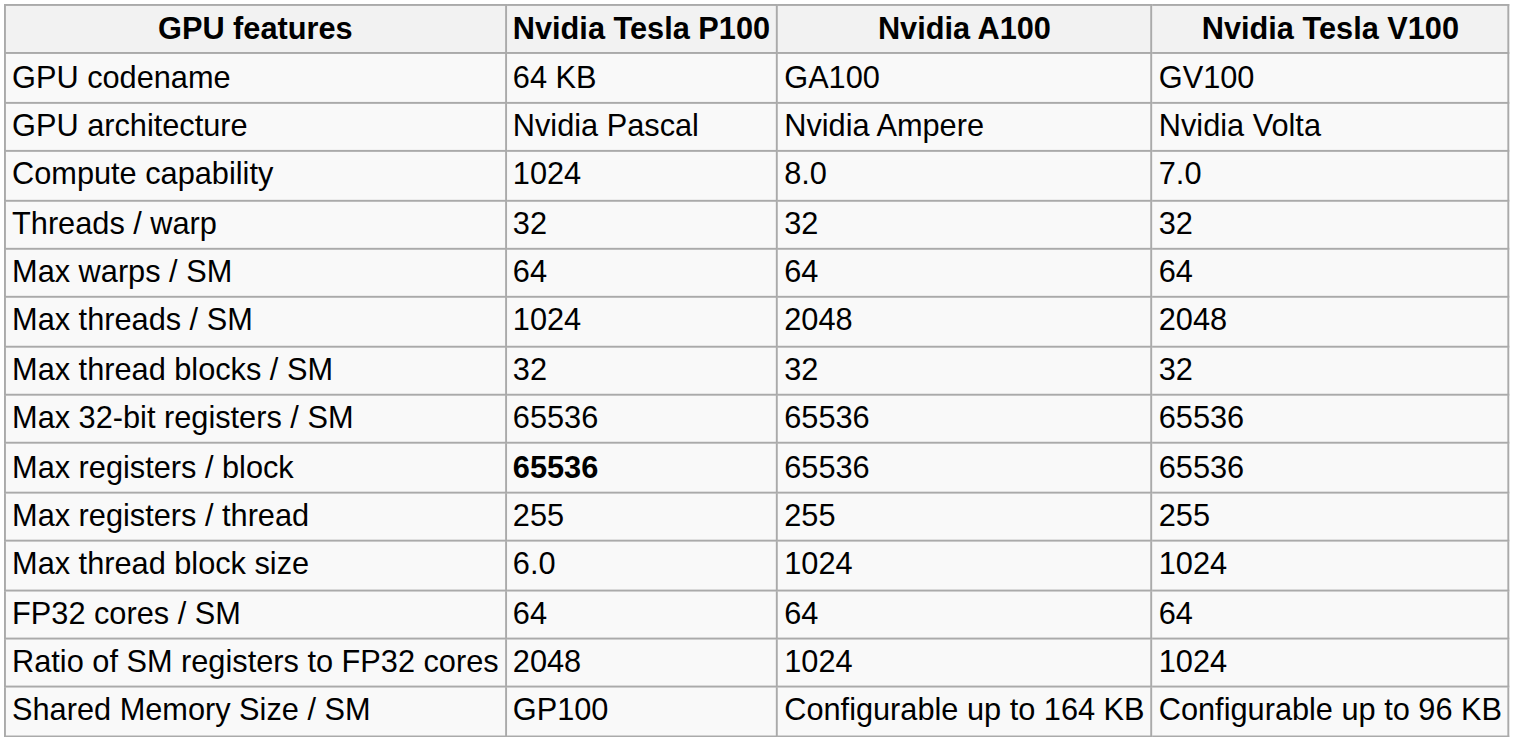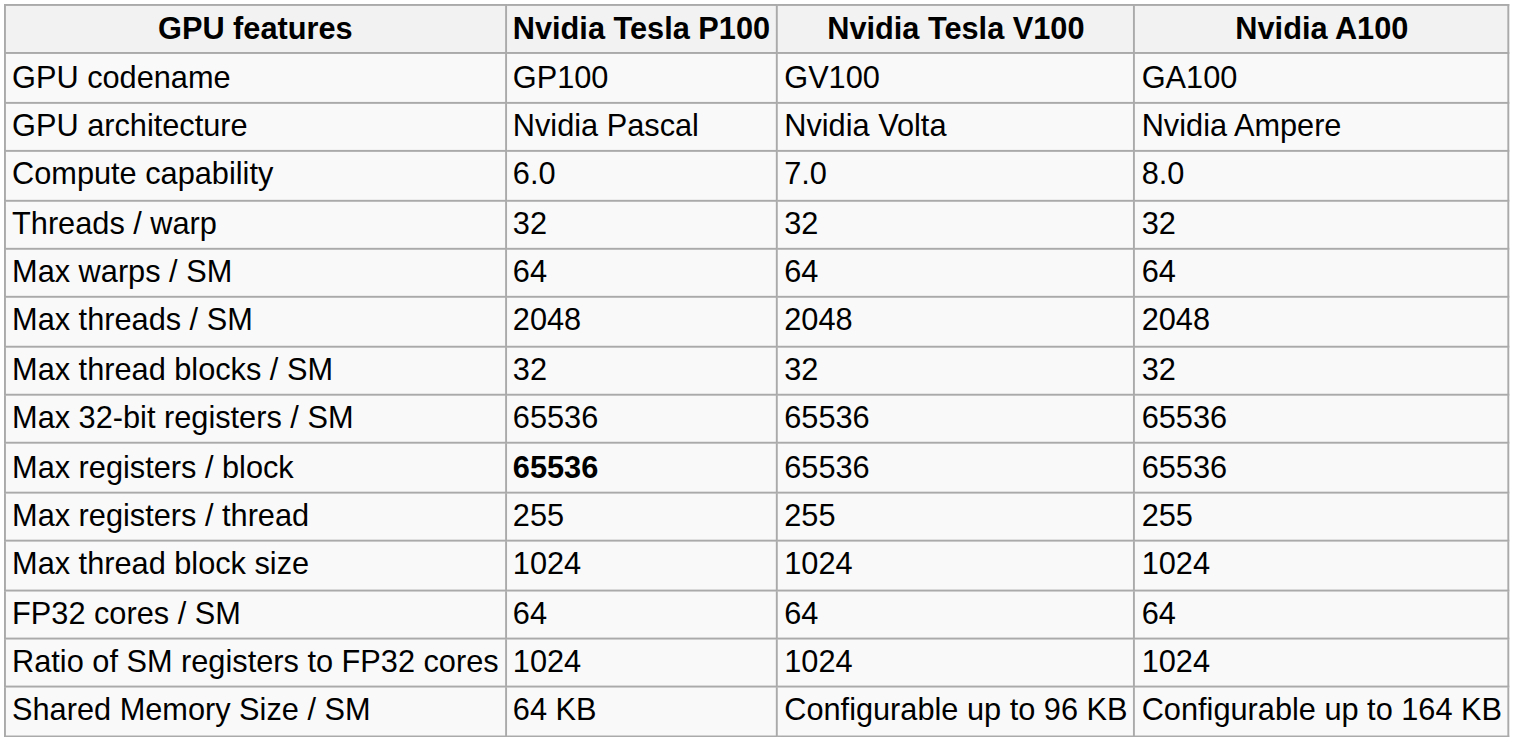columns swapped: (1330, 28) <-> (964, 28)
(555, 77) 64 KB -> (561, 77) GP100
(547, 175) 1024 -> (534, 175) 6.0
(547, 321) 1024 -> (547, 321) 2048
(534, 564) 6.0 -> (547, 564) 1024
(547, 662) 2048 -> (547, 662) 1024
(561, 710) GP100 -> (555, 710) 64 KB
